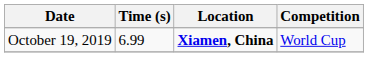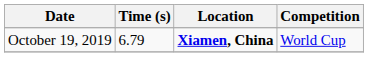(131, 39) 6.99 -> (131, 39) 6.79
